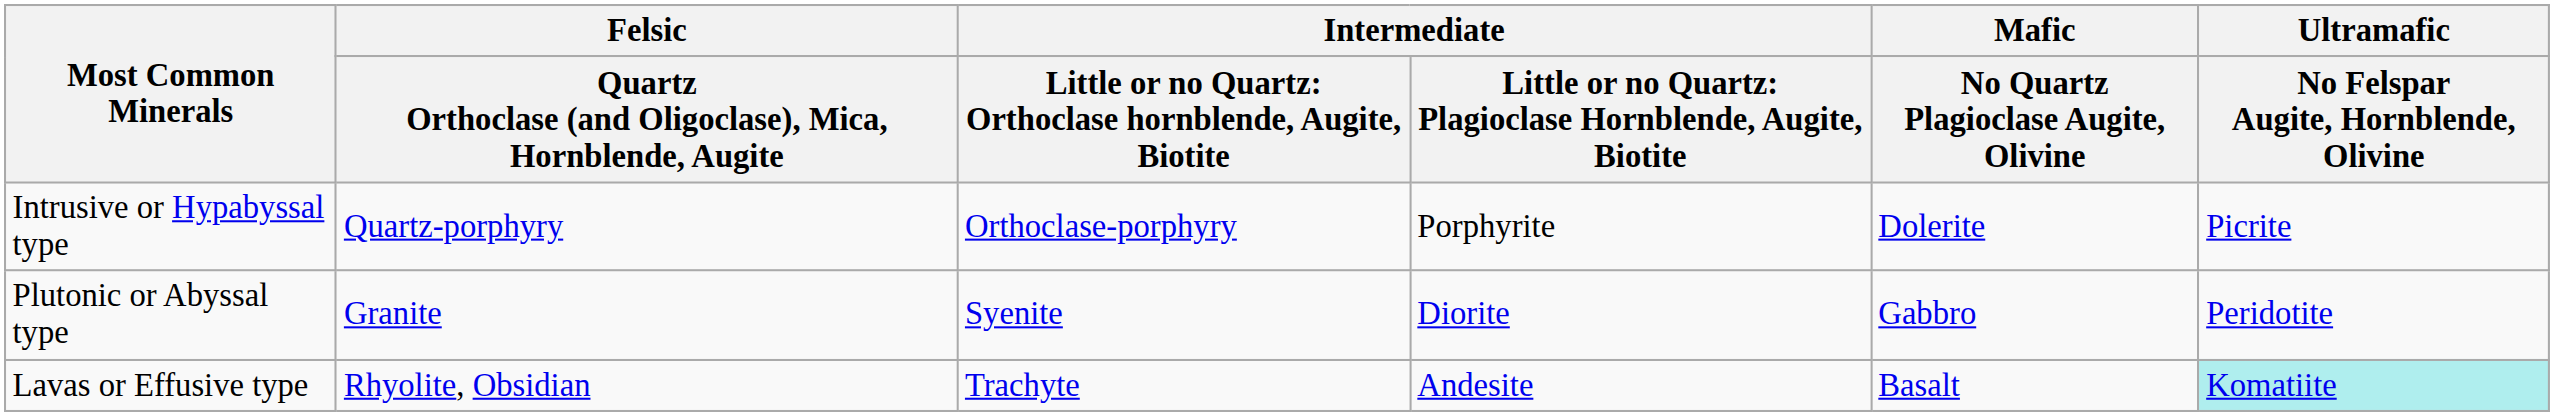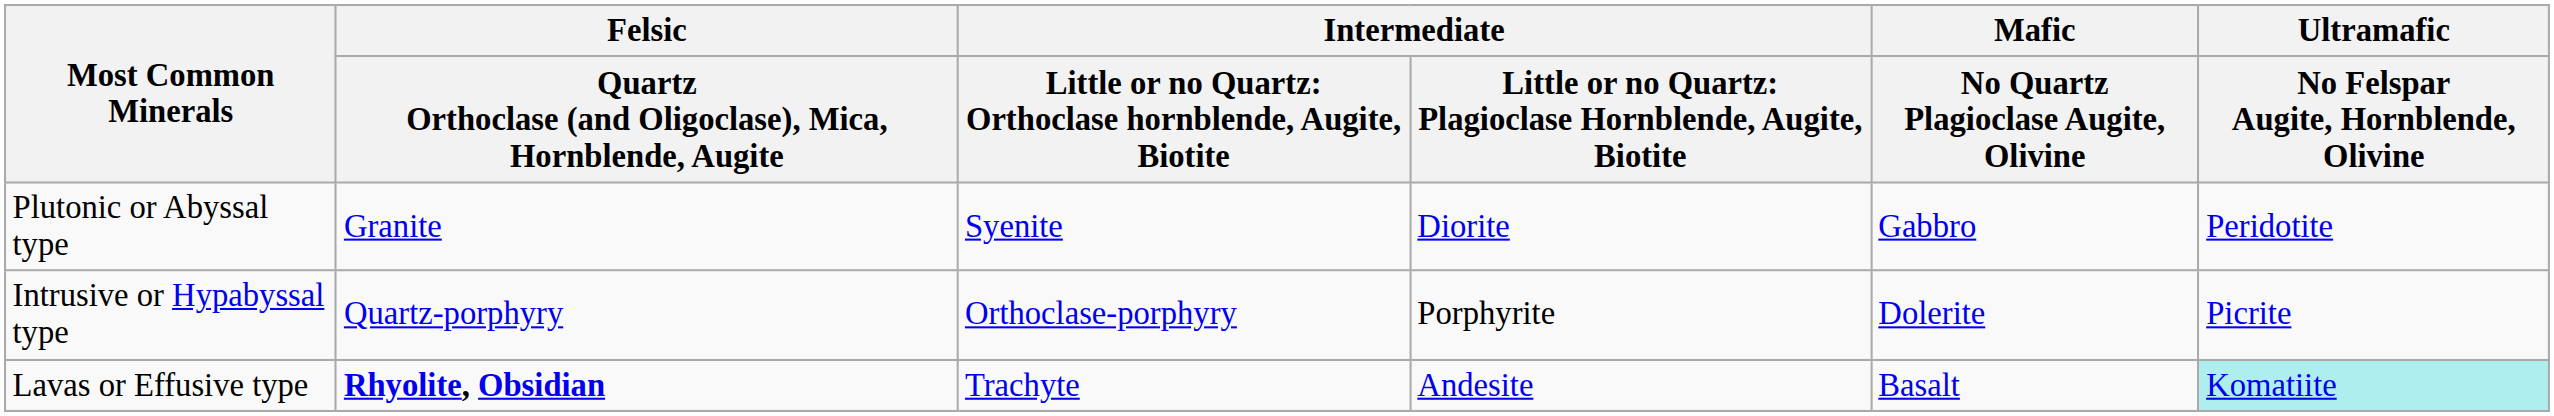rows swapped: (140, 314) <-> (168, 225)
(467, 384) normal -> (474, 384) bold
